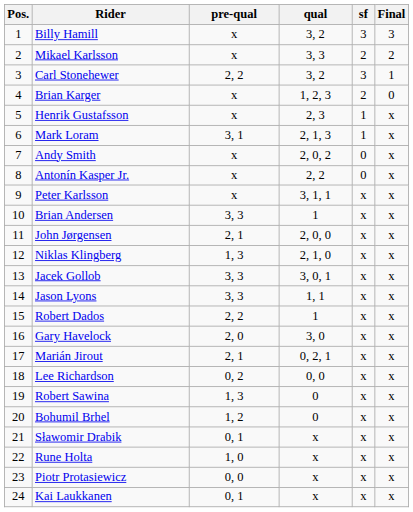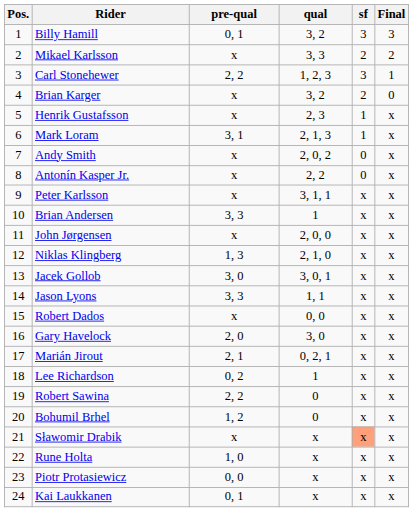(234, 34) x -> (234, 34) 0, 1
(315, 74) 3, 2 -> (315, 74) 1, 2, 3
(315, 94) 1, 2, 3 -> (315, 94) 3, 2
(234, 235) 2, 1 -> (234, 235) x
(234, 275) 3, 3 -> (234, 275) 3, 0
(234, 316) 2, 2 -> (234, 316) x
(315, 316) 1 -> (315, 316) 0, 0
(315, 376) 0, 0 -> (315, 376) 1
(234, 396) 1, 3 -> (234, 396) 2, 2
(234, 436) 0, 1 -> (234, 436) x
(363, 436) no background -> (363, 436) lightsalmon background
